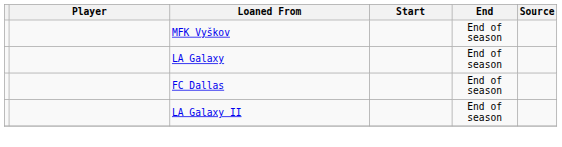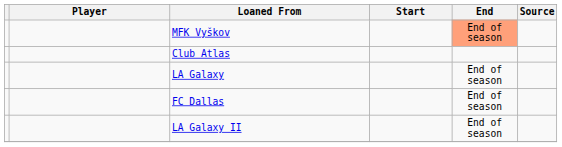(485, 34) no background -> (485, 34) lightsalmon background
+ row: (201, 55)
